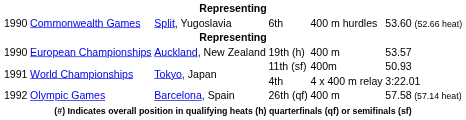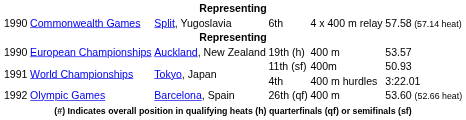(344, 23) 400 m hurdles -> (347, 23) 4 x 400 m relay
(424, 23) 53.60 (52.66 heat) -> (423, 23) 57.58 (57.14 heat)
(347, 81) 4 x 400 m relay -> (344, 81) 400 m hurdles
(423, 96) 57.58 (57.14 heat) -> (424, 96) 53.60 (52.66 heat)
